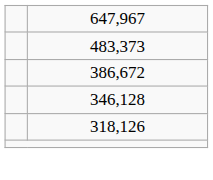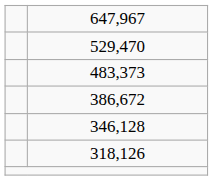+ row: (117, 45)
